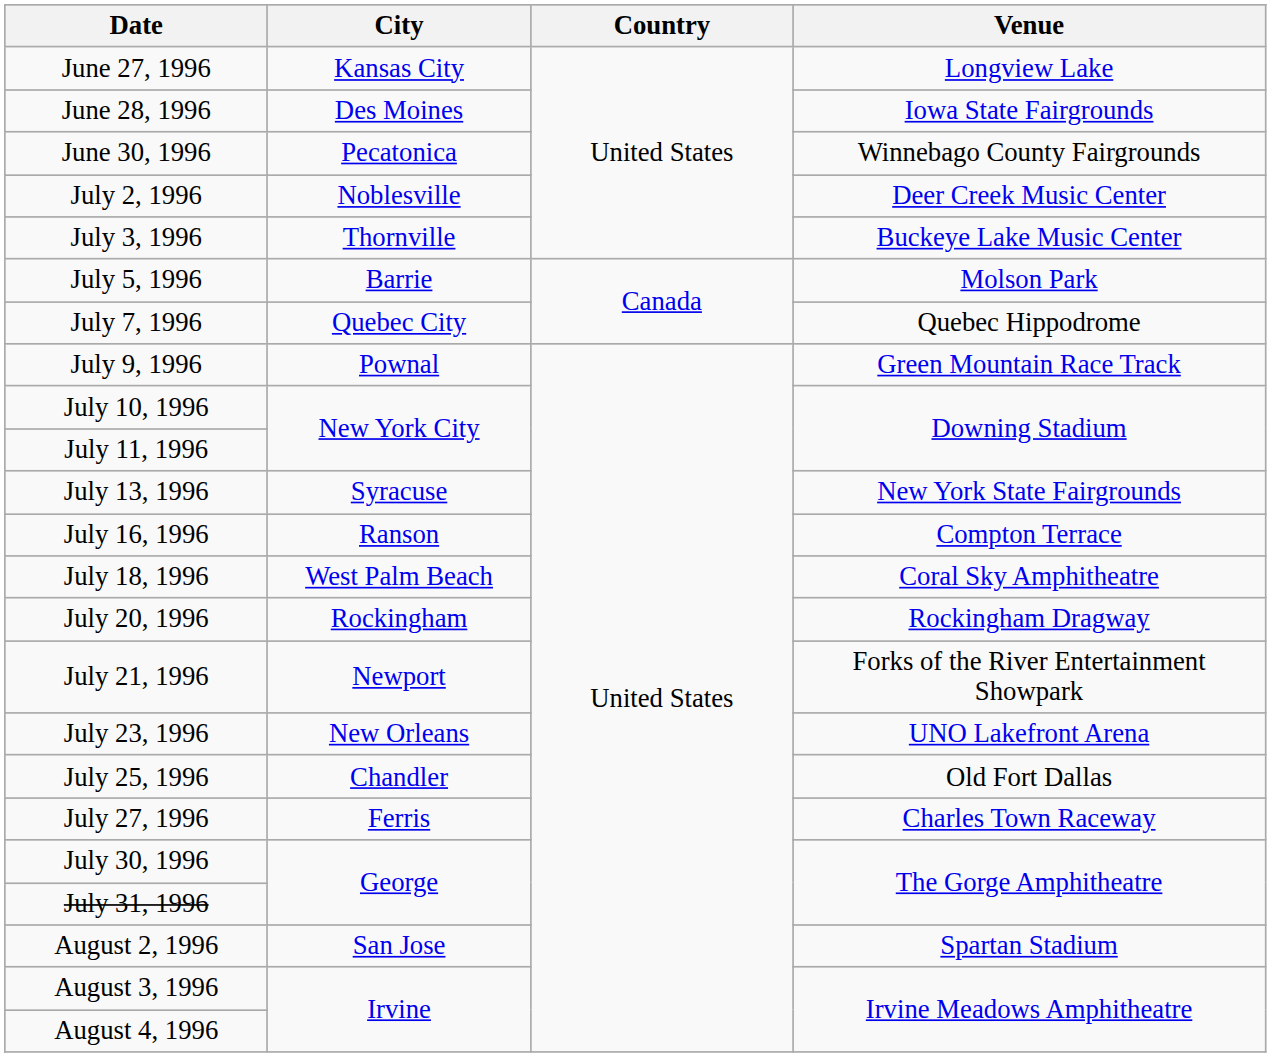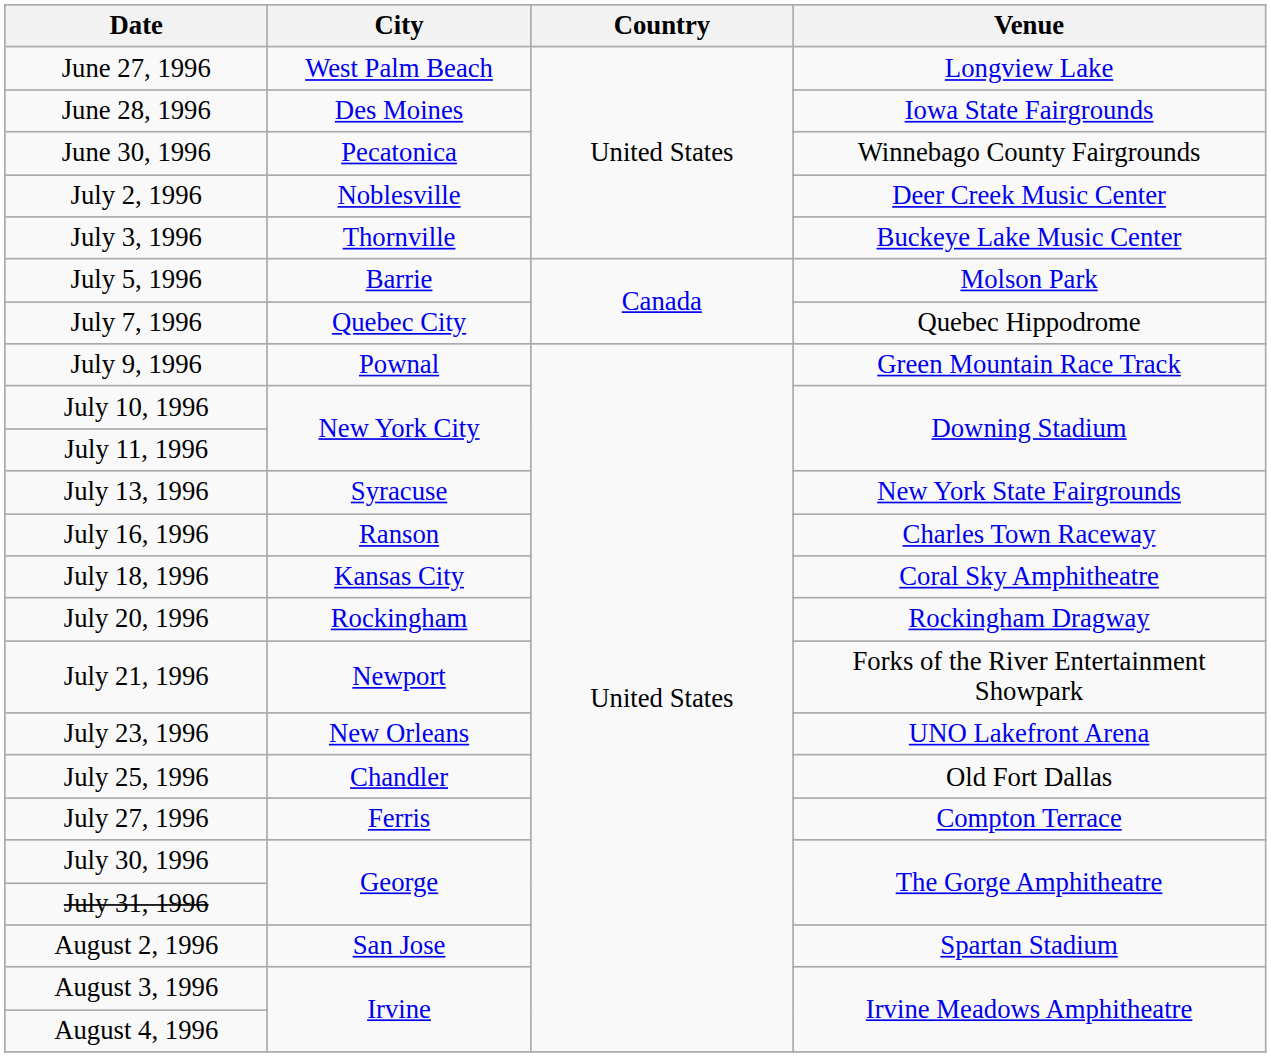(399, 68) Kansas City -> (399, 68) West Palm Beach
(1029, 534) Compton Terrace -> (1029, 534) Charles Town Raceway
(399, 576) West Palm Beach -> (399, 576) Kansas City
(1029, 818) Charles Town Raceway -> (1029, 818) Compton Terrace
